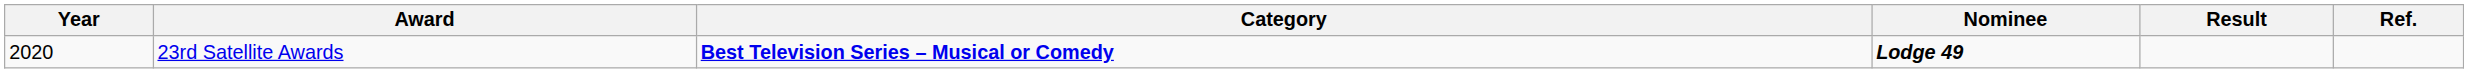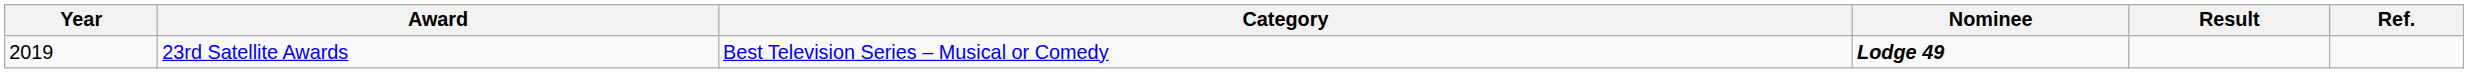(31, 51) 2020 -> (31, 51) 2019
(907, 51) bold -> (916, 51) normal
